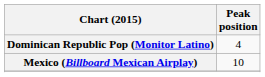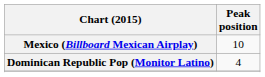rows swapped: (110, 44) <-> (110, 62)
